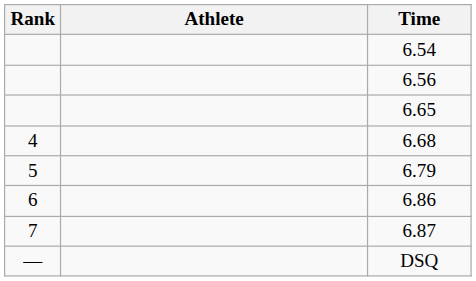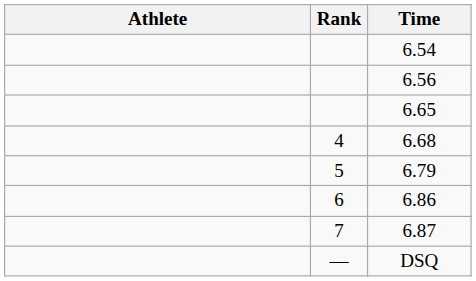columns swapped: (33, 19) <-> (214, 19)
